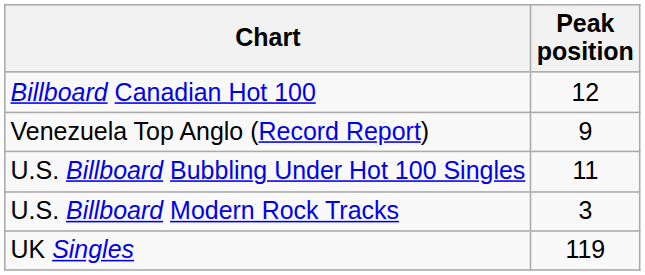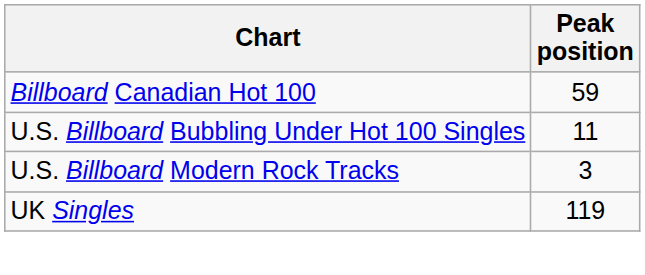(585, 91) 12 -> (585, 91) 59
- row: (220, 131)
